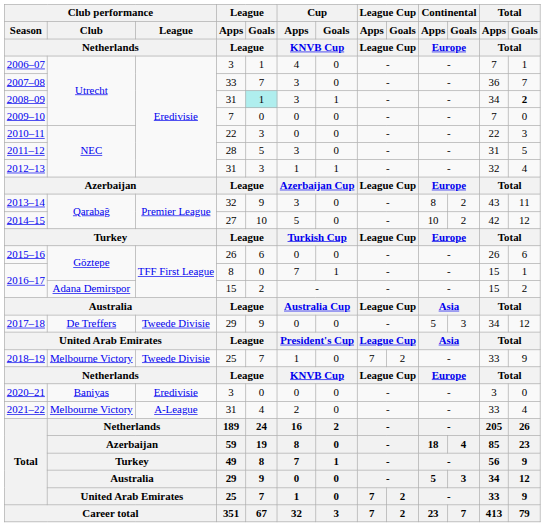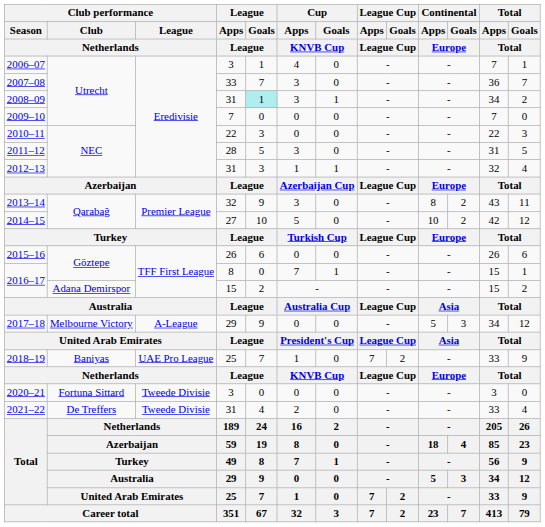(524, 99) bold -> (524, 99) normal
(91, 323) De Treffers -> (91, 323) Melbourne Victory
(176, 323) Tweede Divisie -> (176, 323) A-League
(91, 358) Melbourne Victory -> (91, 358) Baniyas
(176, 358) Tweede Divisie -> (176, 358) UAE Pro League
(91, 392) Baniyas -> (91, 392) Fortuna Sittard
(176, 392) Eredivisie -> (176, 392) Tweede Divisie
(91, 409) Melbourne Victory -> (91, 409) De Treffers
(176, 409) A-League -> (176, 409) Tweede Divisie
